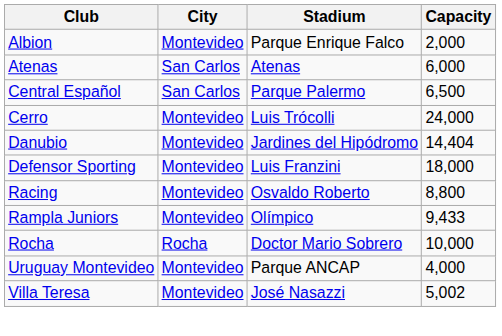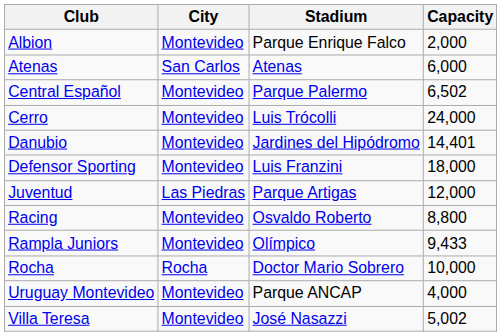(201, 92) San Carlos -> (203, 92) Montevideo
(445, 92) 6,500 -> (447, 92) 6,502
(450, 142) 14,404 -> (451, 142) 14,401
+ row: (40, 192)
